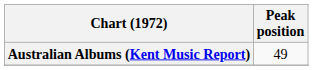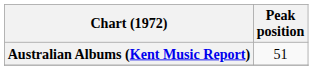(281, 53) 49 -> (281, 53) 51
